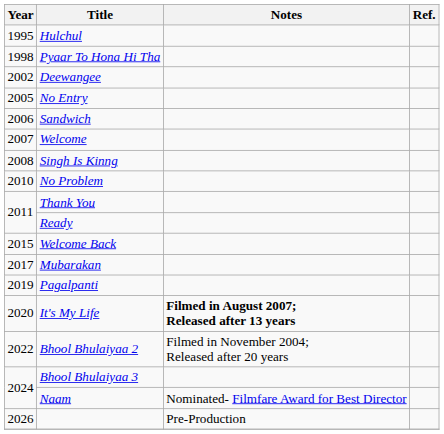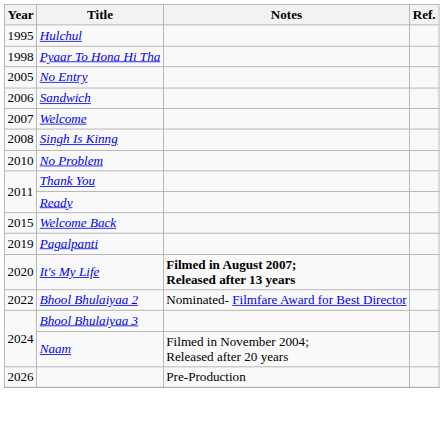- row: (21, 77)
- row: (21, 264)
(238, 349) Filmed in November 2004; Released after 20 years -> (286, 300) Nominated- Filmfare Award for Best Director
(286, 398) Nominated- Filmfare Award for Best Director -> (238, 349) Filmed in November 2004; Released after 20 years
